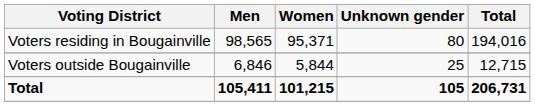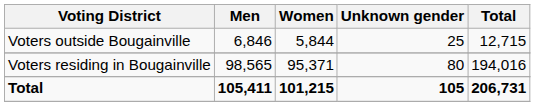rows swapped: (109, 40) <-> (99, 64)
